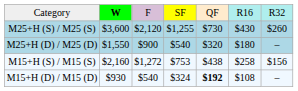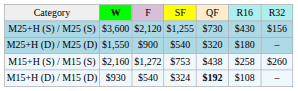(277, 29) $260 -> (277, 29) $156
(277, 62) $156 -> (277, 62) $260
